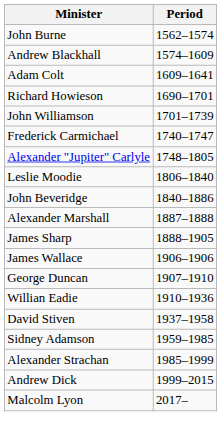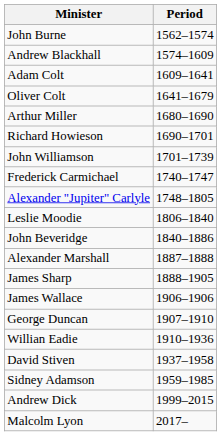+ row: (36, 95)
+ row: (42, 116)
- row: (58, 359)
